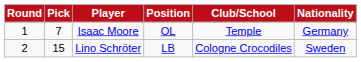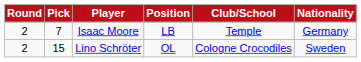(24, 31) 1 -> (24, 31) 2
(168, 31) OL -> (168, 31) LB
(168, 48) LB -> (168, 48) OL
